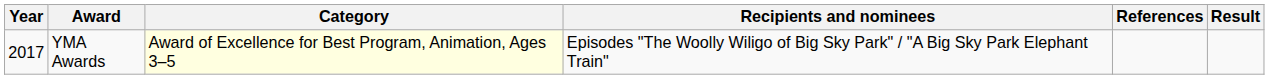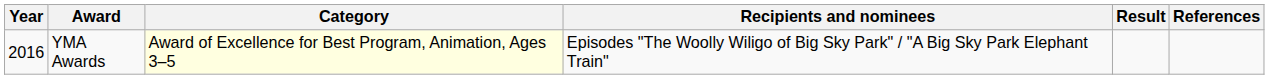columns swapped: (1236, 17) <-> (1160, 17)
(26, 52) 2017 -> (26, 52) 2016
